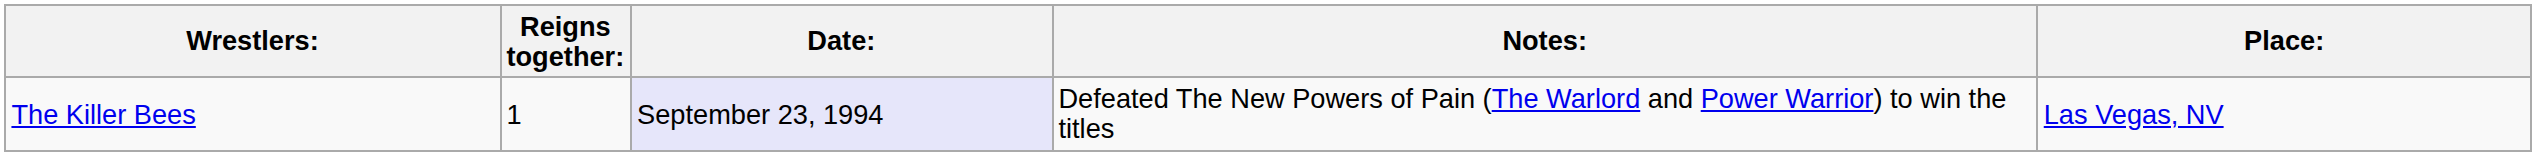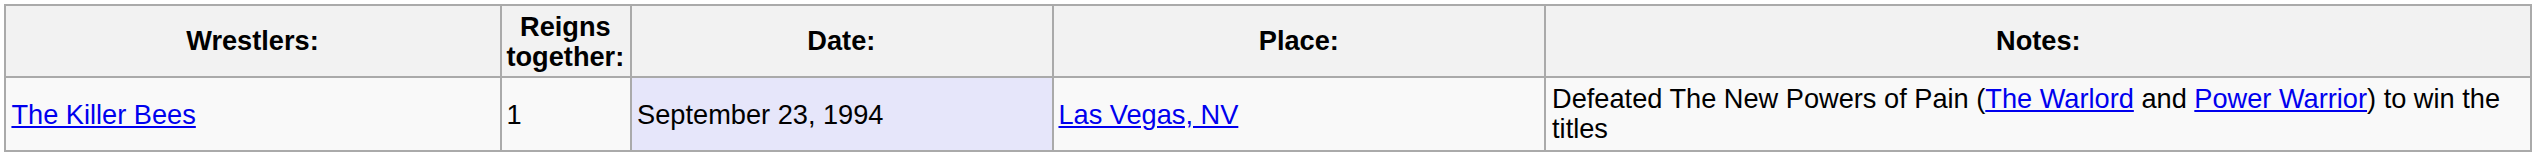columns swapped: (2284, 41) <-> (1545, 41)
